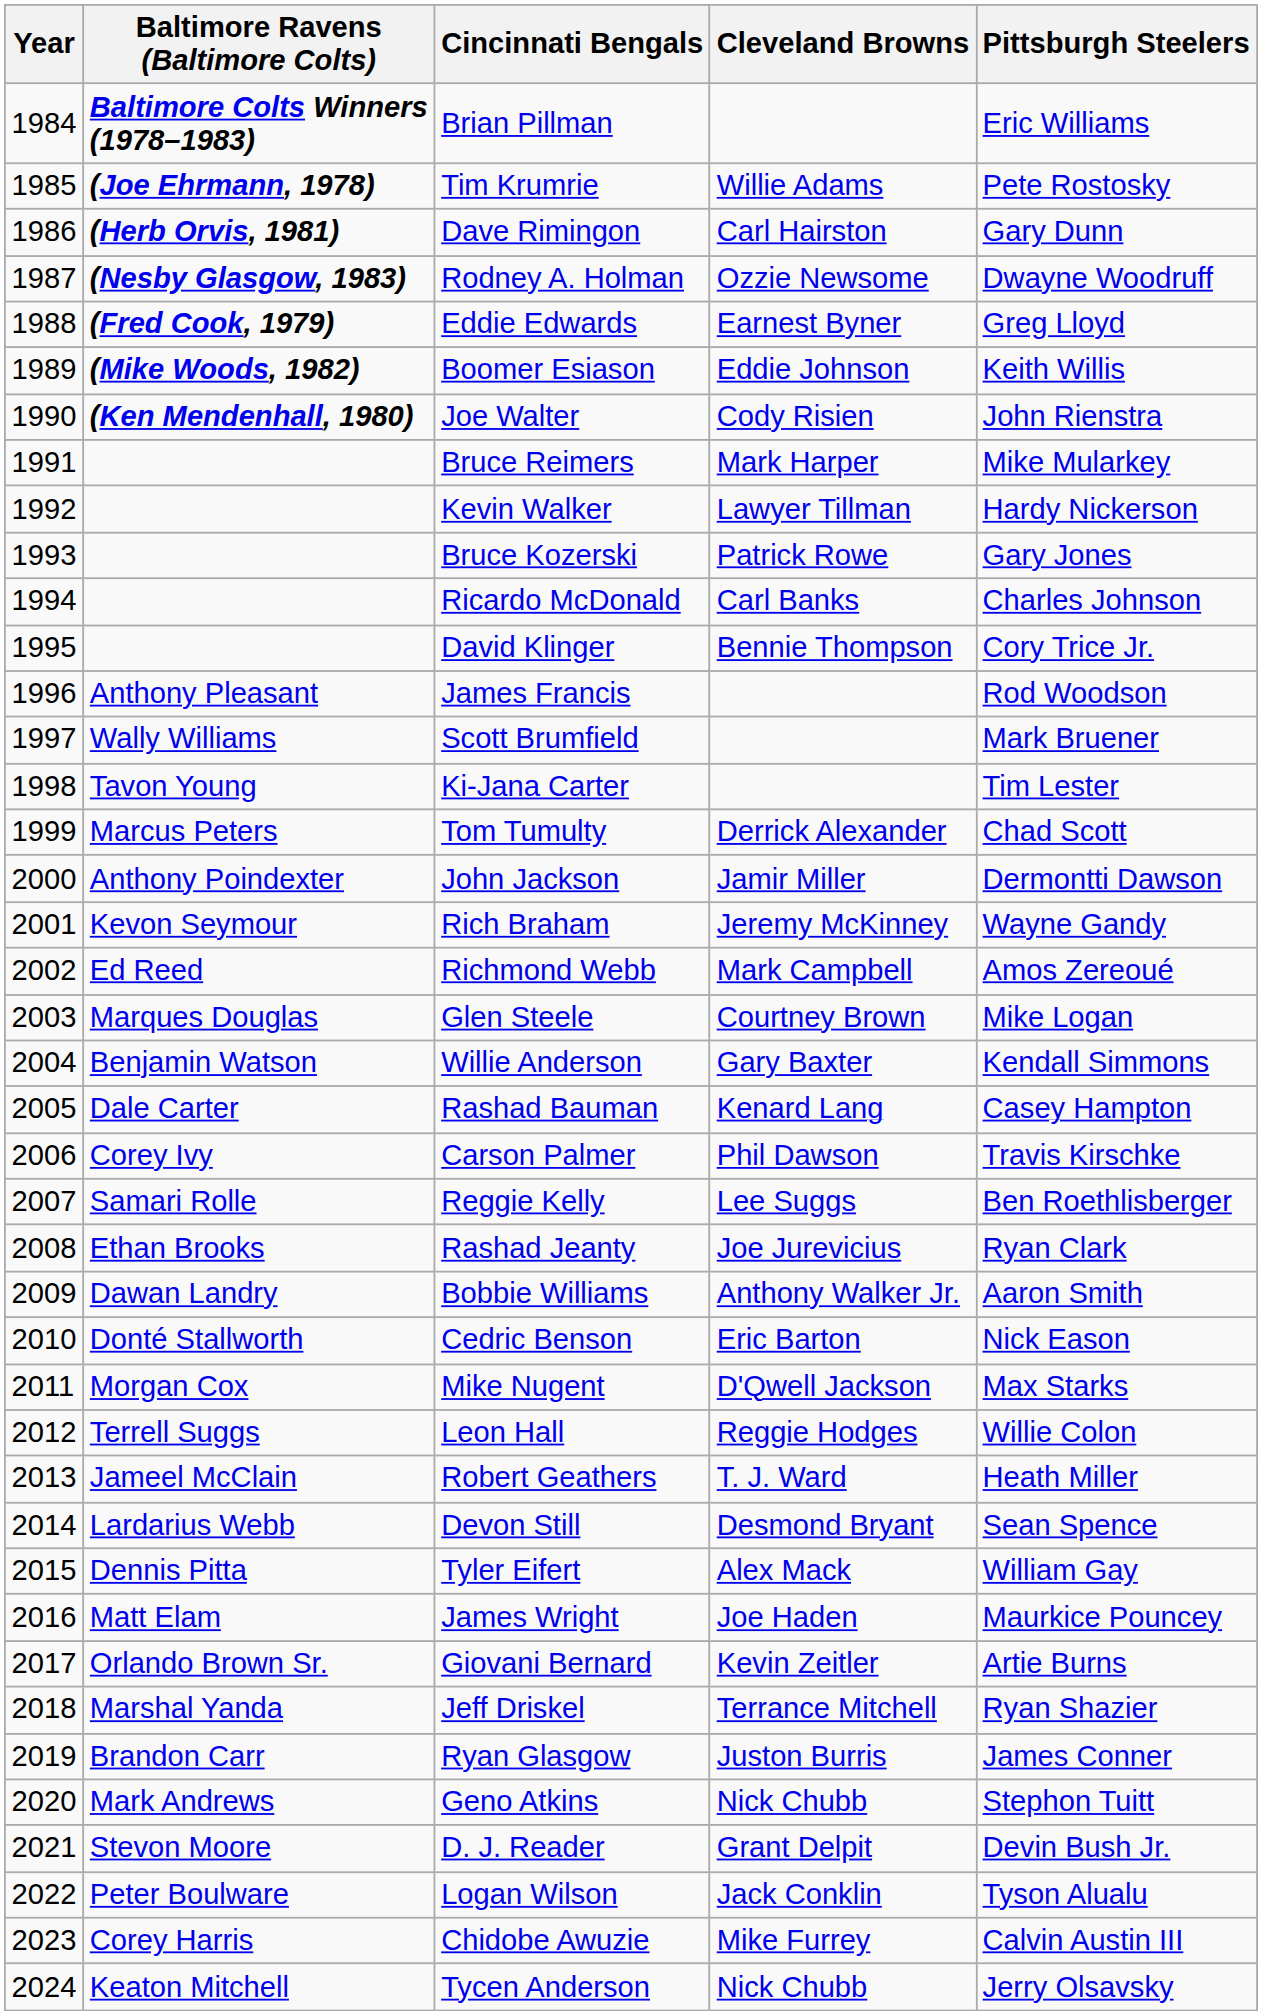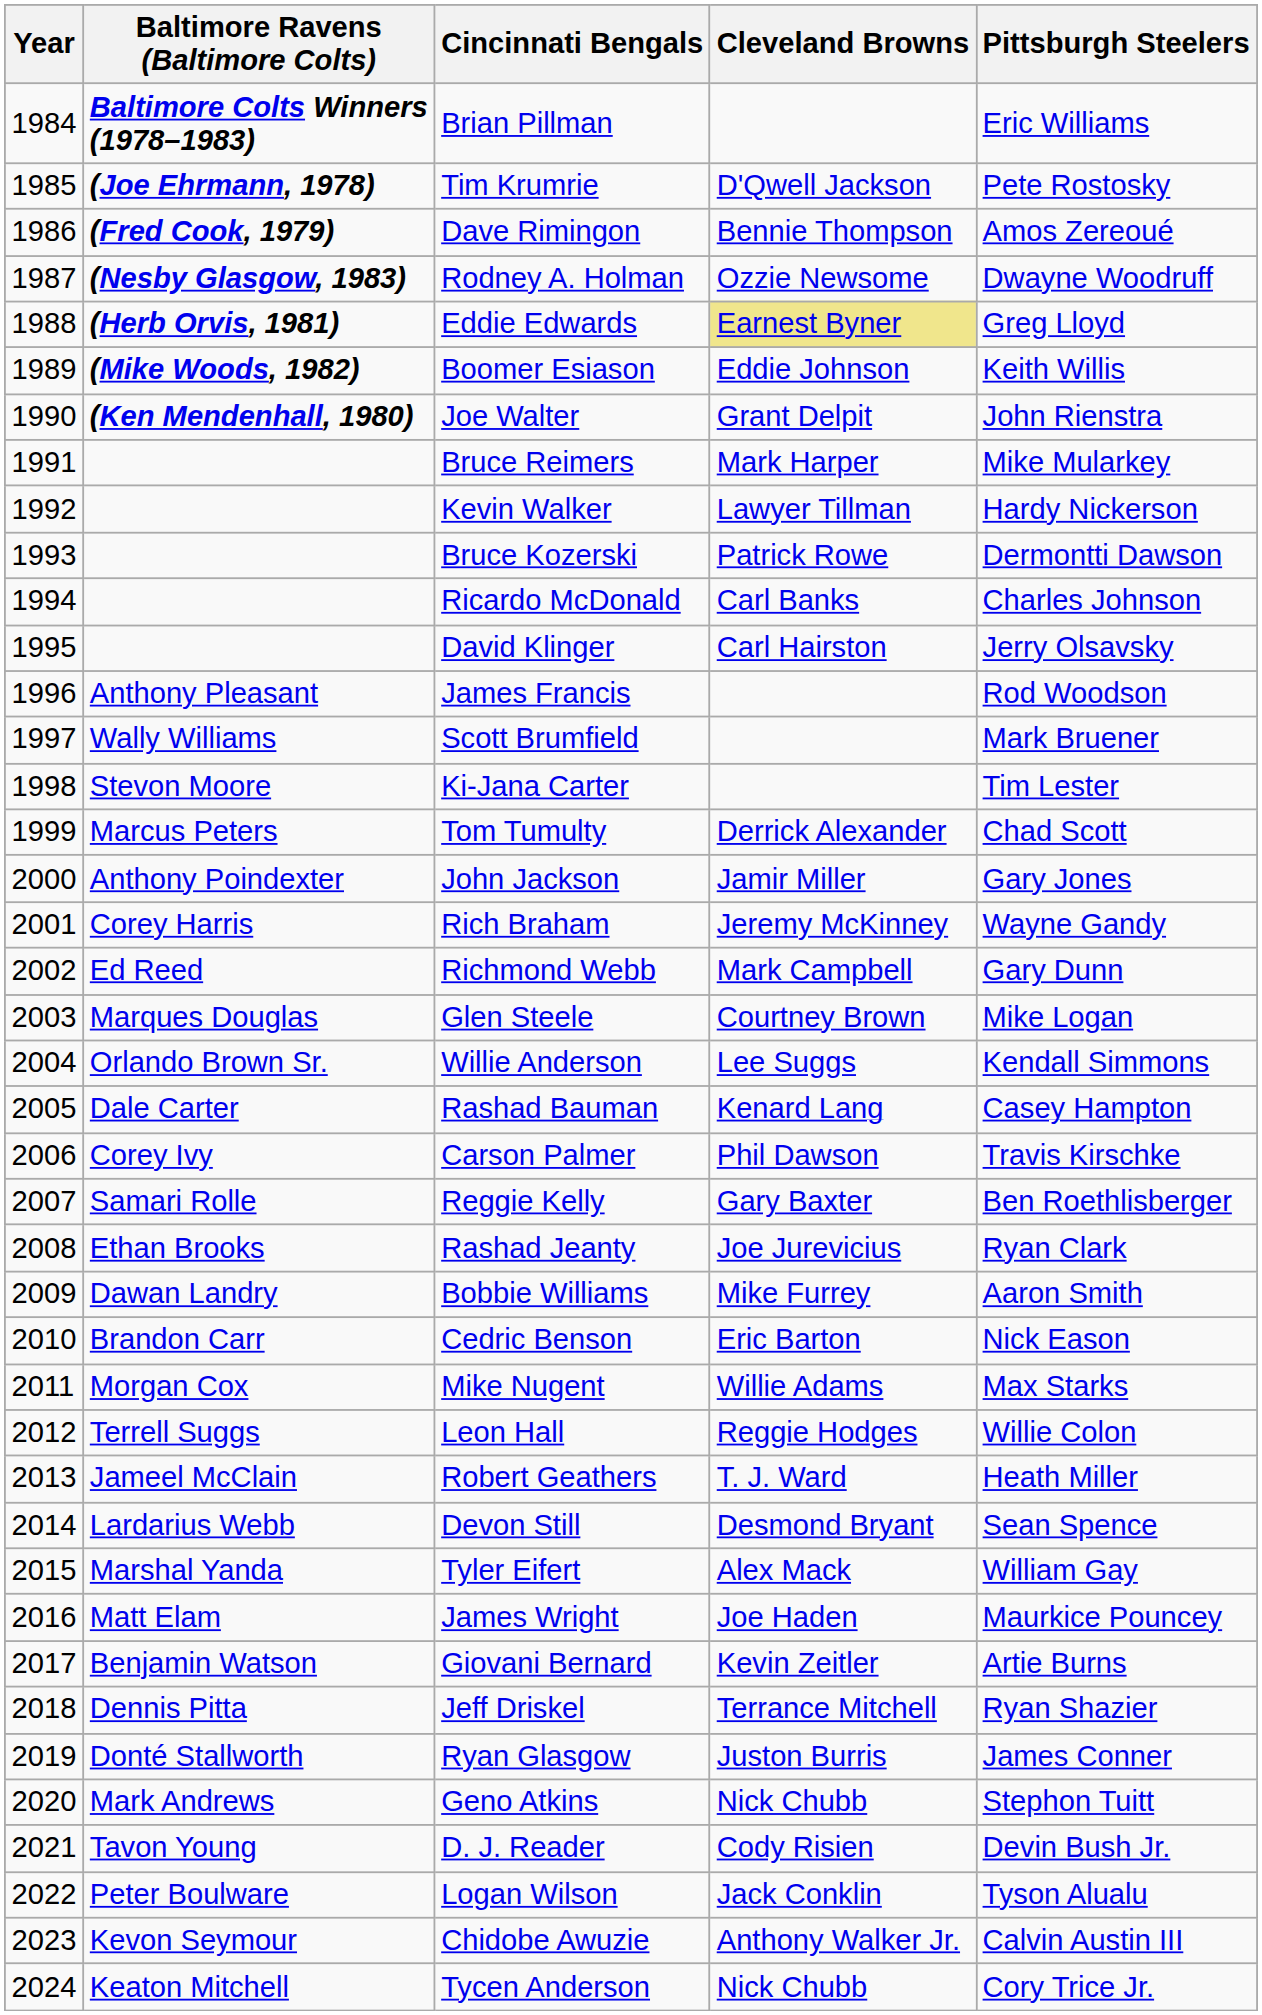(800, 185) Willie Adams -> (824, 185) D'Qwell Jackson
(214, 231) (Herb Orvis, 1981) -> (212, 231) (Fred Cook, 1979)
(802, 231) Carl Hairston -> (835, 231) Bennie Thompson
(1053, 231) Gary Dunn -> (1078, 231) Amos Zereoué
(212, 324) (Fred Cook, 1979) -> (214, 324) (Herb Orvis, 1981)
(809, 324) no background -> (809, 324) khaki background
(795, 416) Cody Risien -> (794, 416) Grant Delpit
(1057, 554) Gary Jones -> (1102, 554) Dermontti Dawson
(835, 647) Bennie Thompson -> (802, 647) Carl Hairston
(1068, 647) Cory Trice Jr. -> (1078, 647) Jerry Olsavsky
(173, 785) Tavon Young -> (180, 785) Stevon Moore
(1102, 878) Dermontti Dawson -> (1057, 878) Gary Jones
(193, 924) Kevon Seymour -> (172, 924) Corey Harris
(1078, 970) Amos Zereoué -> (1053, 970) Gary Dunn
(203, 1062) Benjamin Watson -> (209, 1062) Orlando Brown Sr.
(794, 1062) Gary Baxter -> (786, 1062) Lee Suggs
(786, 1201) Lee Suggs -> (794, 1201) Gary Baxter
(838, 1293) Anthony Walker Jr. -> (794, 1293) Mike Furrey
(197, 1340) Donté Stallworth -> (177, 1340) Brandon Carr
(824, 1386) D'Qwell Jackson -> (800, 1386) Willie Adams
(168, 1570) Dennis Pitta -> (186, 1570) Marshal Yanda
(209, 1663) Orlando Brown Sr. -> (203, 1663) Benjamin Watson
(186, 1709) Marshal Yanda -> (168, 1709) Dennis Pitta
(177, 1755) Brandon Carr -> (197, 1755) Donté Stallworth
(180, 1848) Stevon Moore -> (173, 1848) Tavon Young
(794, 1848) Grant Delpit -> (795, 1848) Cody Risien
(172, 1940) Corey Harris -> (193, 1940) Kevon Seymour
(794, 1940) Mike Furrey -> (838, 1940) Anthony Walker Jr.
(1078, 1986) Jerry Olsavsky -> (1068, 1986) Cory Trice Jr.
